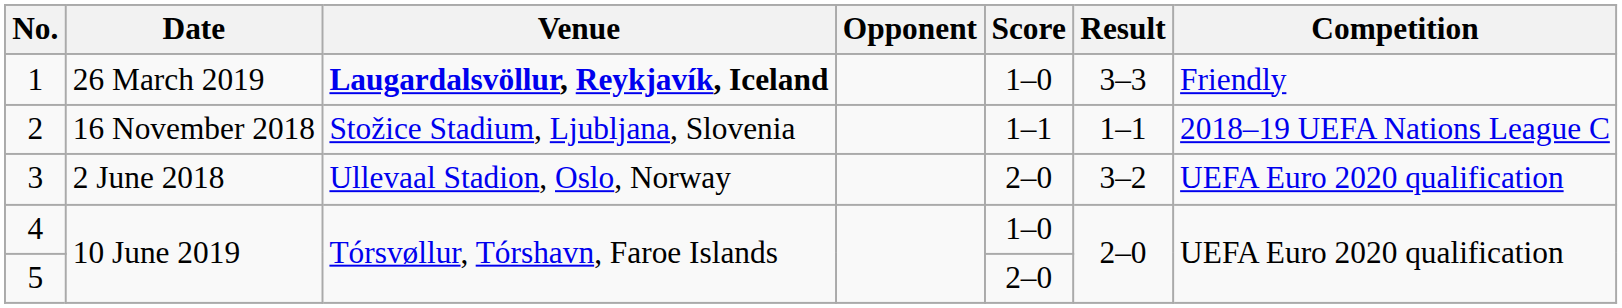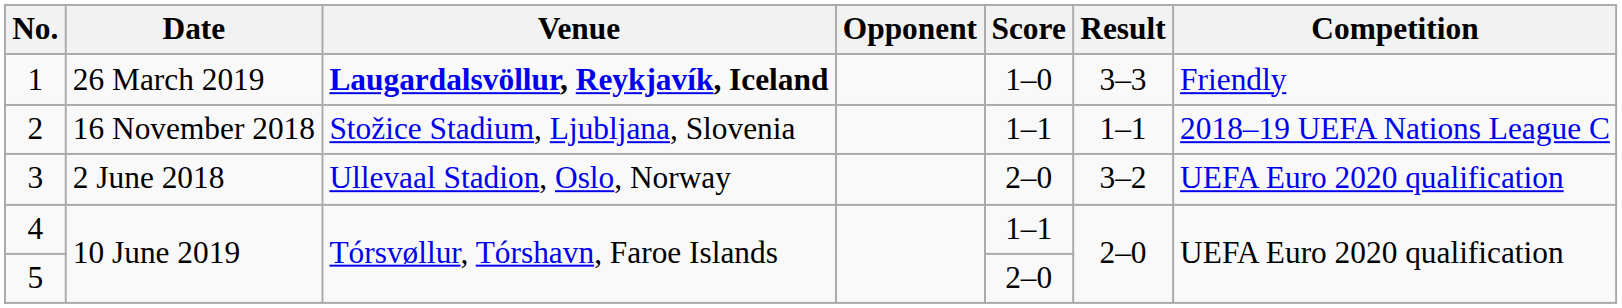(1029, 228) 1–0 -> (1029, 228) 1–1
